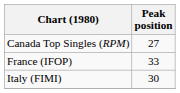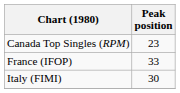(154, 43) 27 -> (154, 43) 23
